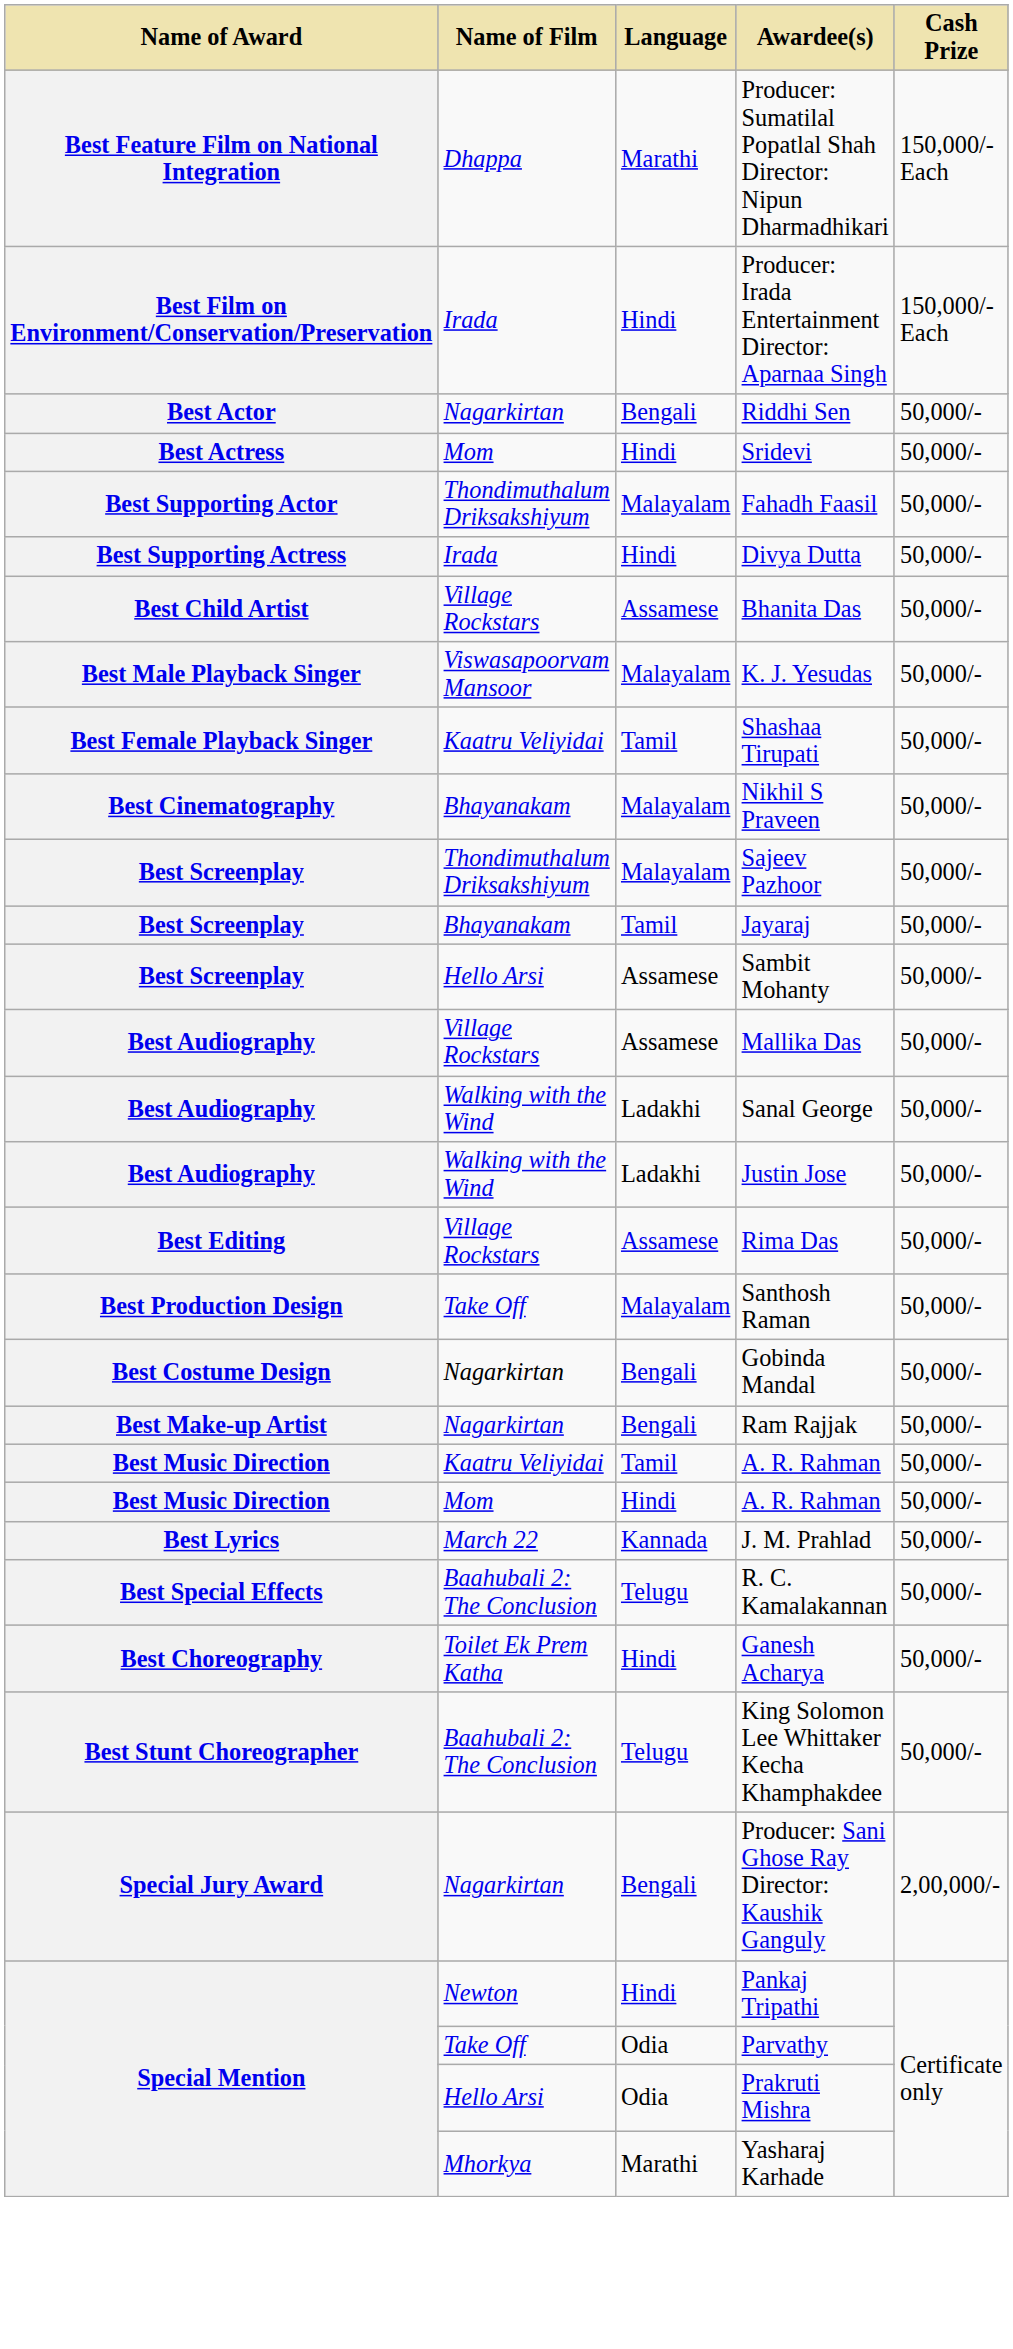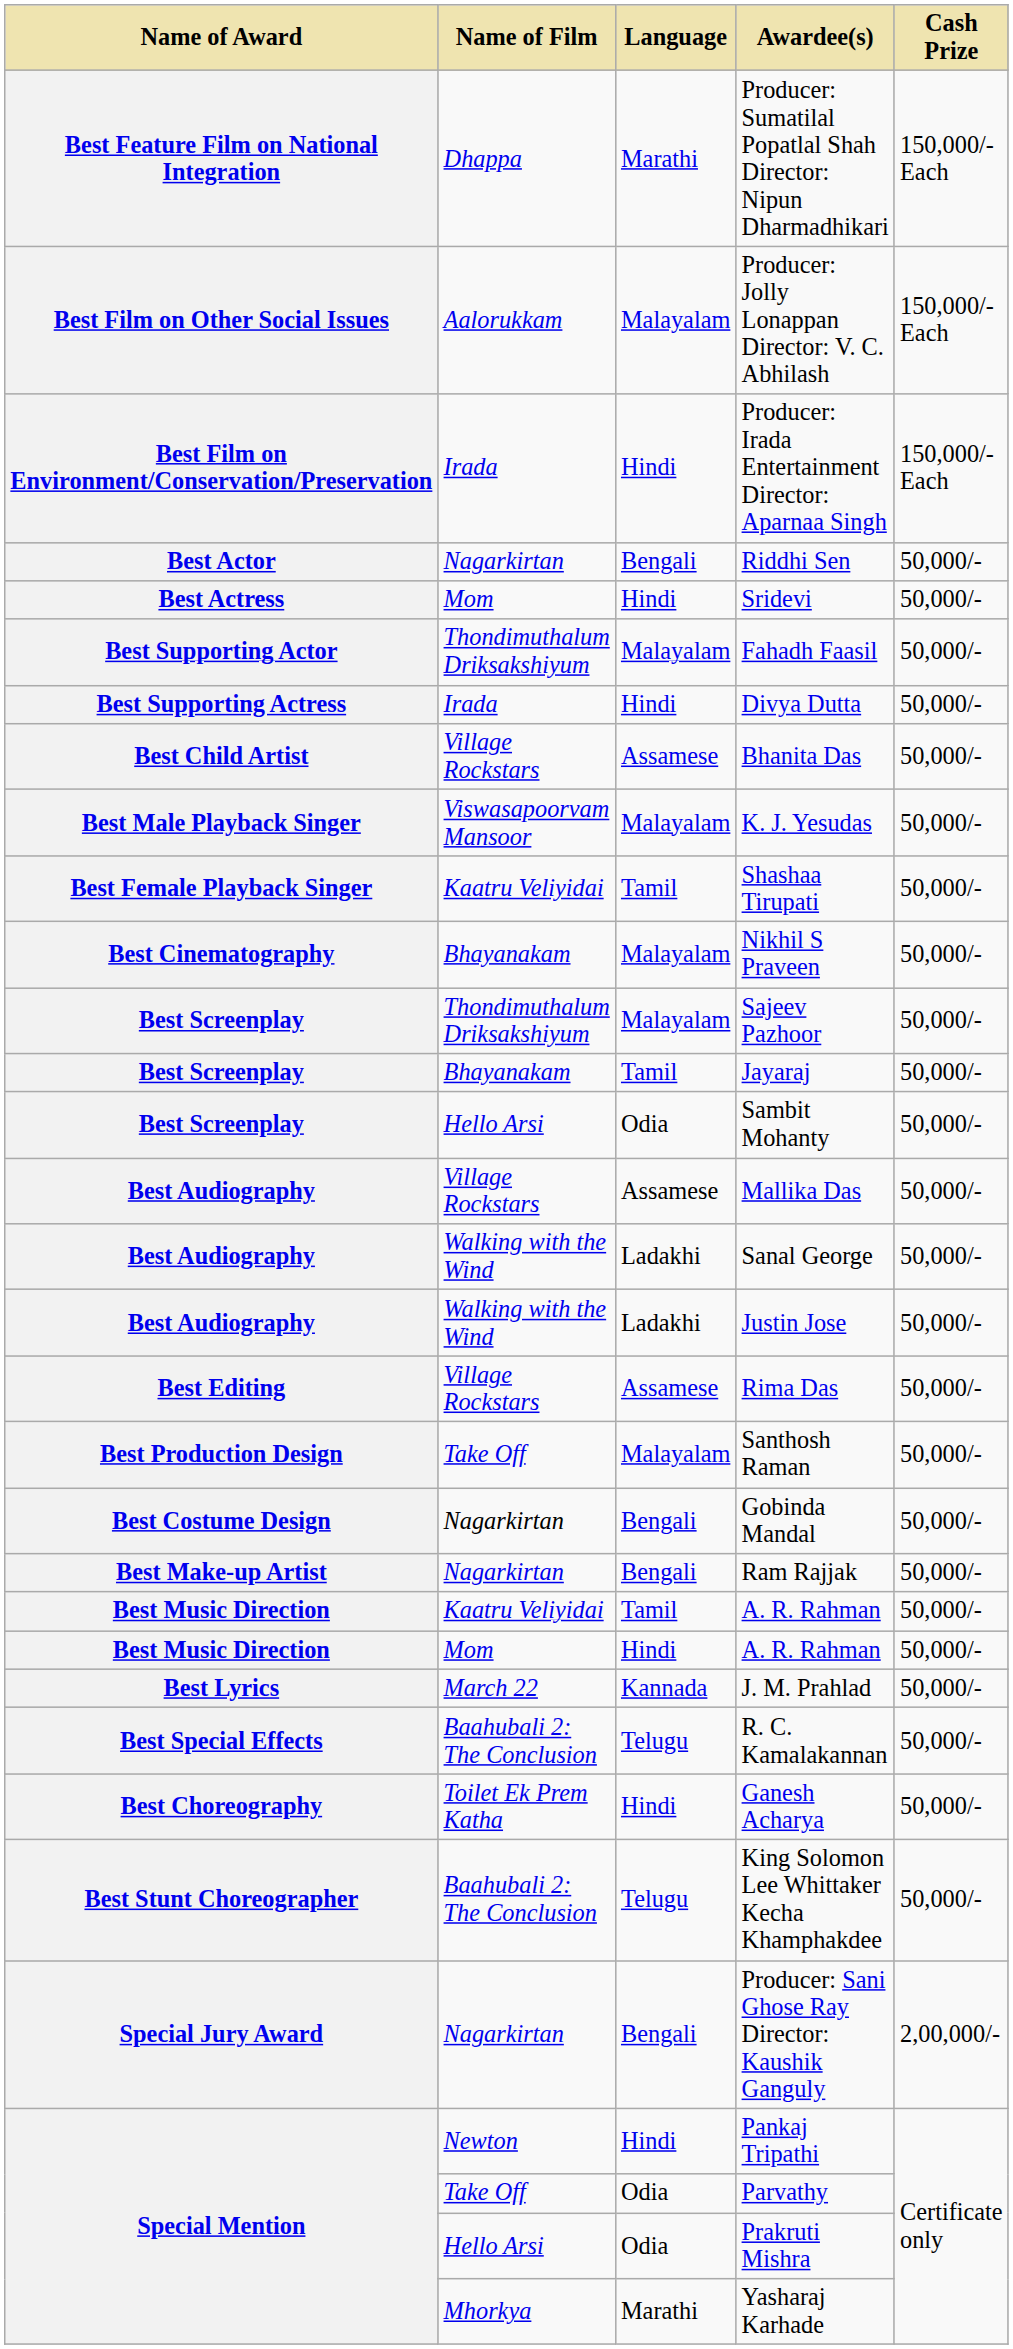+ row: (503, 319)
(670, 976) Assamese -> (645, 1124) Odia
